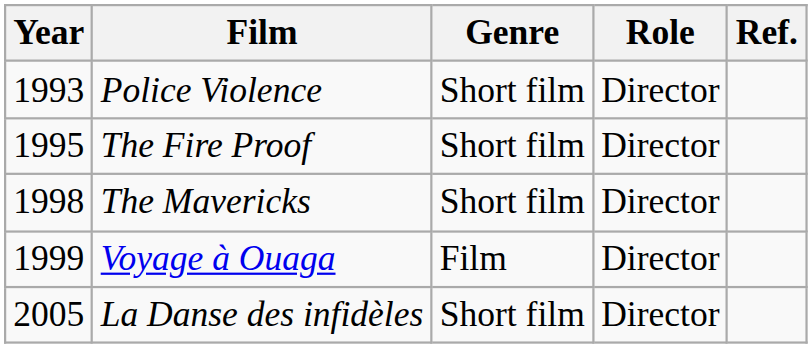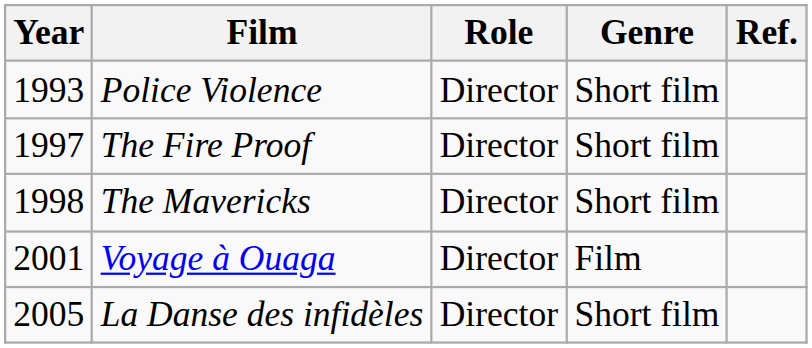columns swapped: (660, 32) <-> (512, 32)
(49, 145) 1995 -> (49, 145) 1997
(49, 257) 1999 -> (49, 257) 2001
